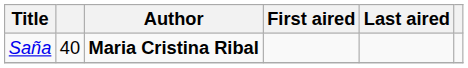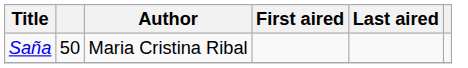(70, 47) 40 -> (70, 47) 50
(174, 47) bold -> (168, 47) normal
